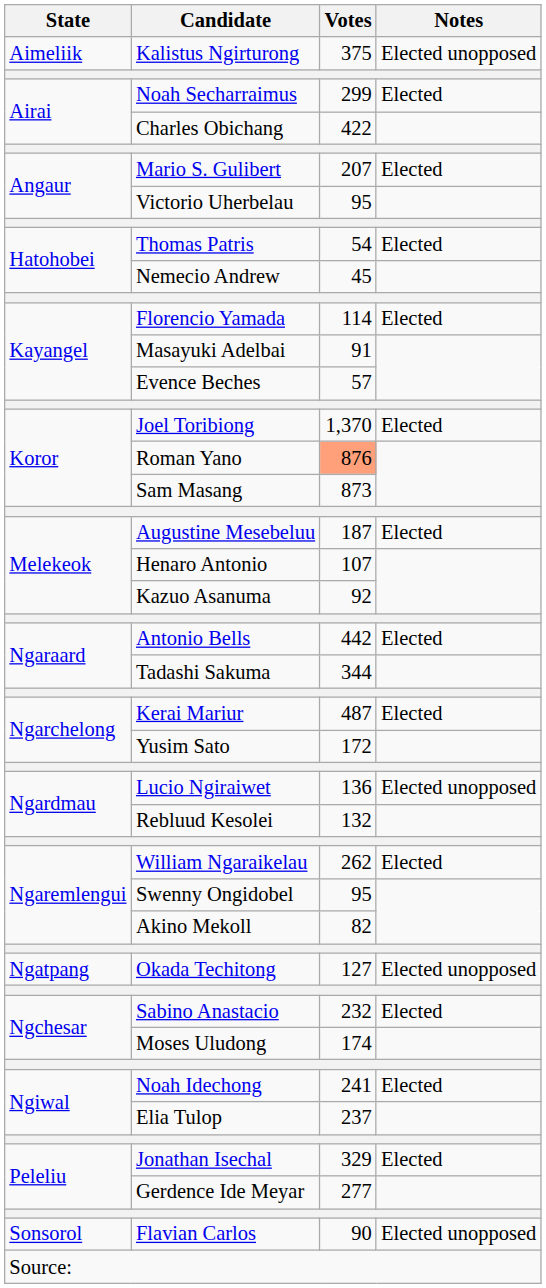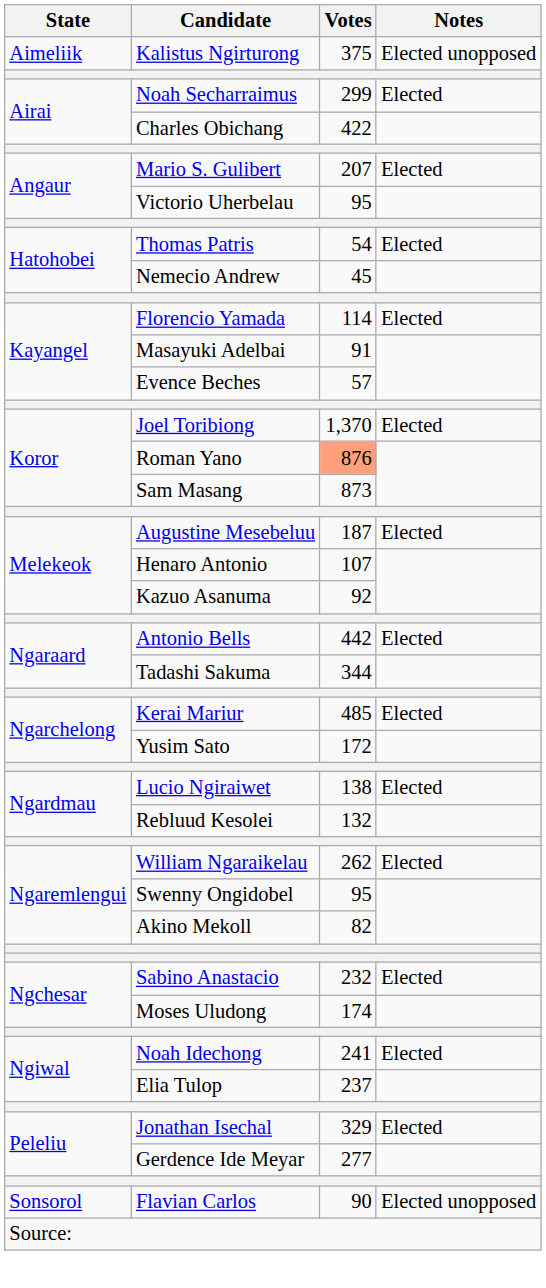(356, 713) 487 -> (356, 713) 485
(356, 787) 136 -> (356, 787) 138
(459, 787) Elected unopposed -> (412, 787) Elected
- row: (206, 969)
